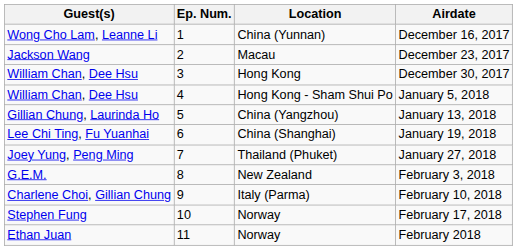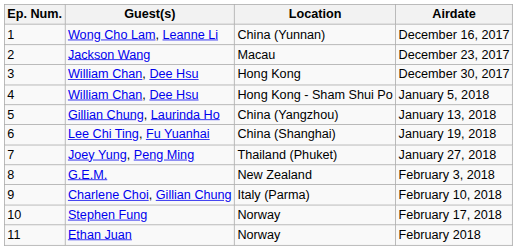columns swapped: (204, 14) <-> (89, 14)
